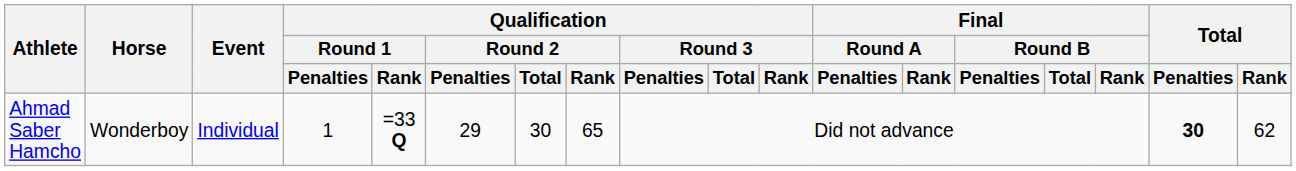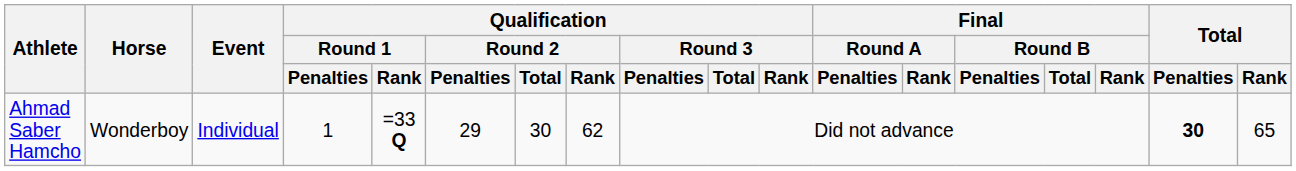(593, 130) 65 -> (593, 130) 62
(1264, 130) 62 -> (1264, 130) 65
